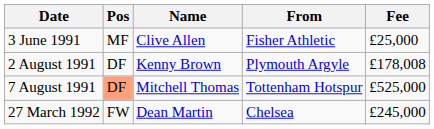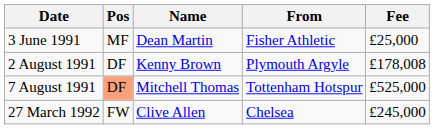(171, 40) Clive Allen -> (174, 40) Dean Martin
(174, 111) Dean Martin -> (171, 111) Clive Allen
